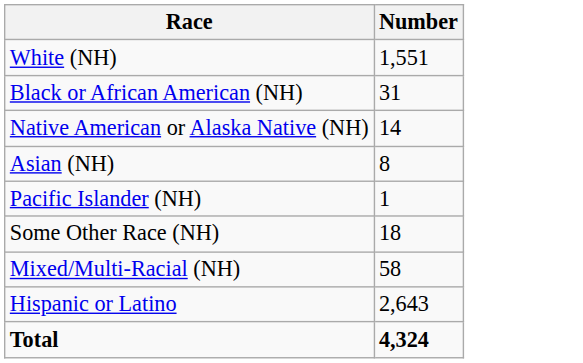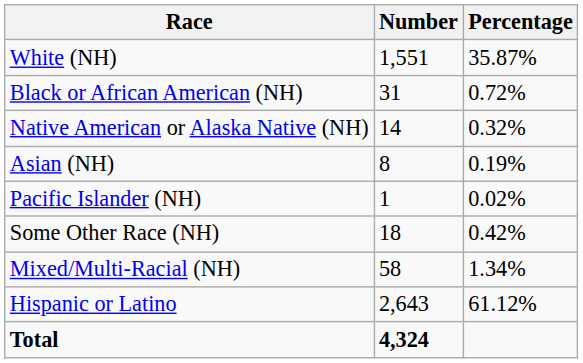+ column: (520, 22)
